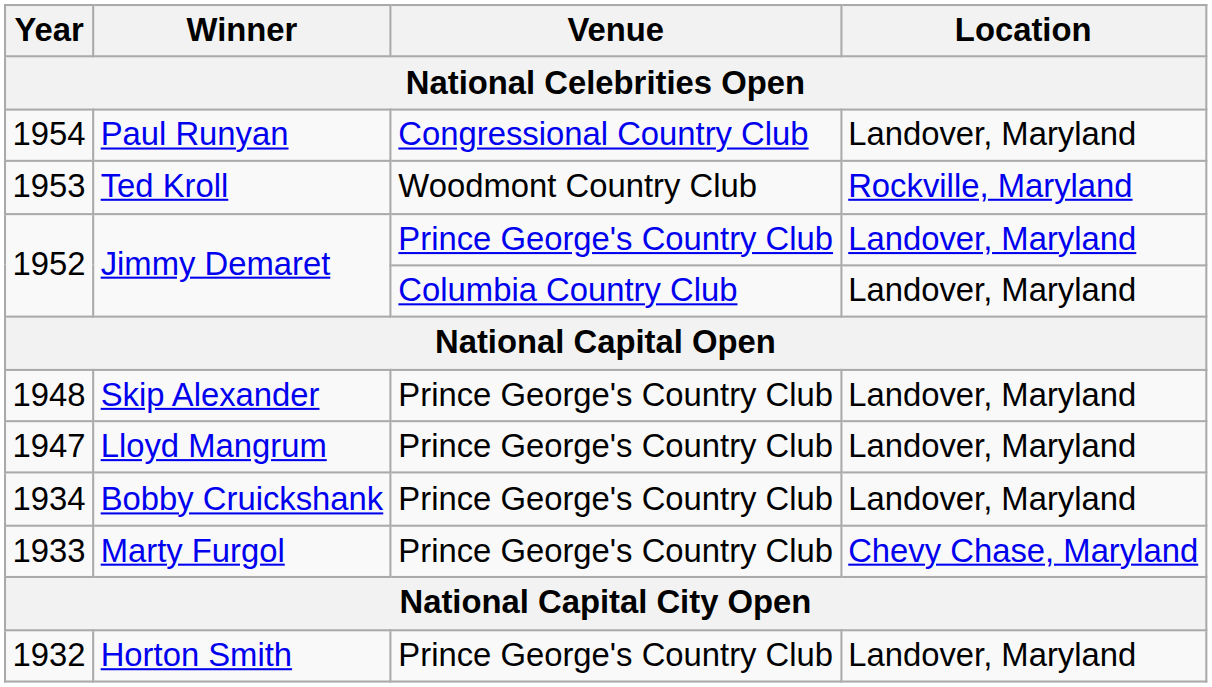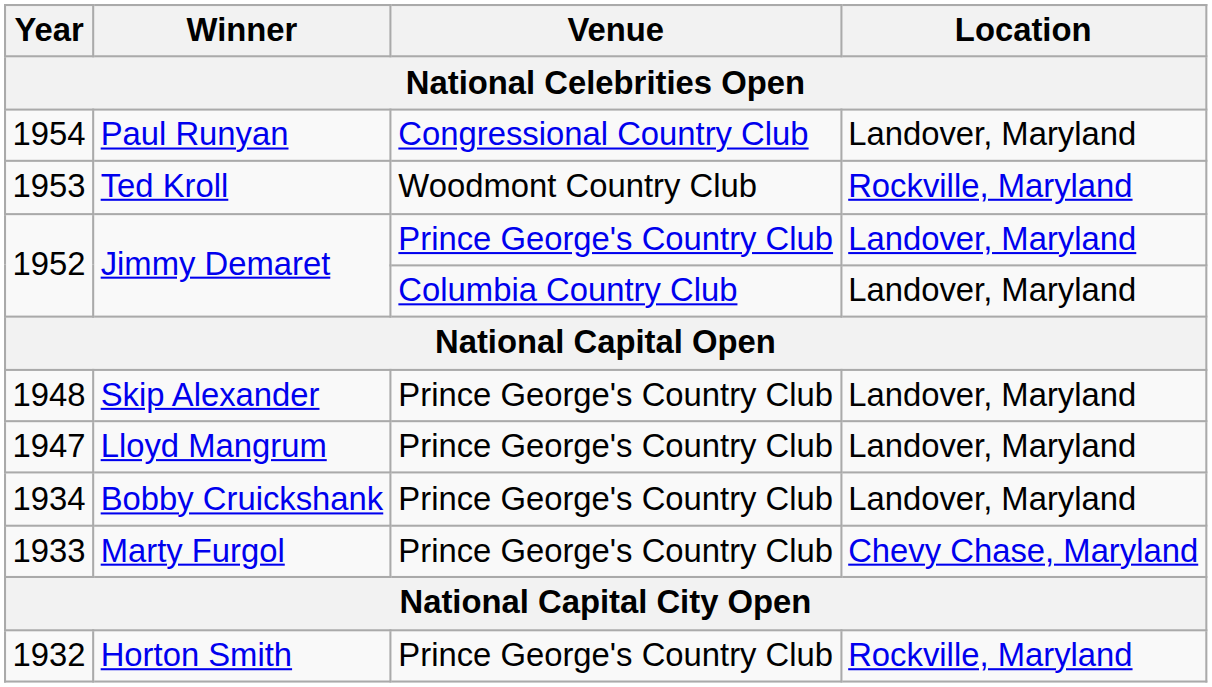(992, 654) Landover, Maryland -> (990, 654) Rockville, Maryland
